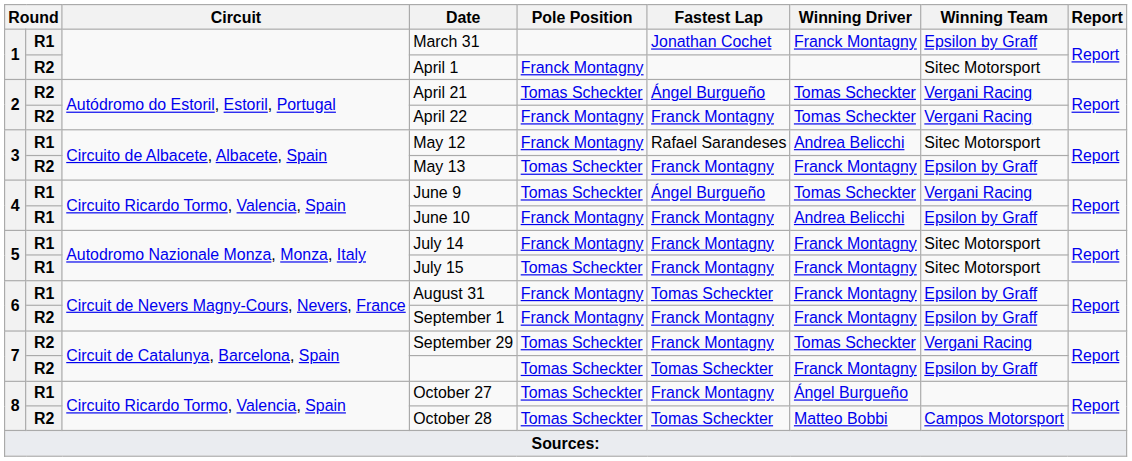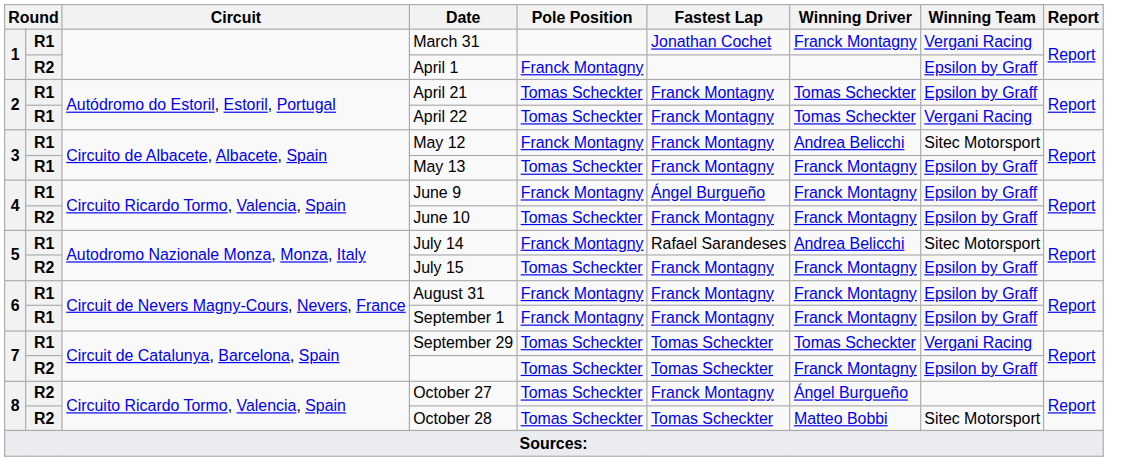(981, 42) Epsilon by Graff -> (978, 42) Vergani Racing
(982, 67) Sitec Motorsport -> (981, 67) Epsilon by Graff
(44, 92) R2 -> (44, 92) R1
(708, 92) Ángel Burgueño -> (713, 92) Franck Montagny
(978, 92) Vergani Racing -> (981, 92) Epsilon by Graff
(44, 117) R2 -> (44, 117) R1
(582, 117) Franck Montagny -> (582, 117) Tomas Scheckter
(719, 142) Rafael Sarandeses -> (713, 142) Franck Montagny
(44, 167) R2 -> (44, 167) R1
(582, 192) Tomas Scheckter -> (582, 192) Franck Montagny
(855, 192) Tomas Scheckter -> (855, 192) Franck Montagny
(978, 192) Vergani Racing -> (981, 192) Epsilon by Graff
(44, 217) R1 -> (44, 217) R2
(582, 217) Franck Montagny -> (582, 217) Tomas Scheckter
(849, 217) Andrea Belicchi -> (855, 217) Franck Montagny
(713, 242) Franck Montagny -> (719, 242) Rafael Sarandeses
(855, 242) Franck Montagny -> (849, 242) Andrea Belicchi
(44, 268) R1 -> (44, 268) R2
(982, 268) Sitec Motorsport -> (981, 268) Epsilon by Graff
(712, 293) Tomas Scheckter -> (713, 293) Franck Montagny
(44, 318) R2 -> (44, 318) R1
(44, 343) R2 -> (44, 343) R1
(713, 343) Franck Montagny -> (712, 343) Tomas Scheckter
(44, 393) R1 -> (44, 393) R2
(994, 418) Campos Motorsport -> (982, 418) Sitec Motorsport
